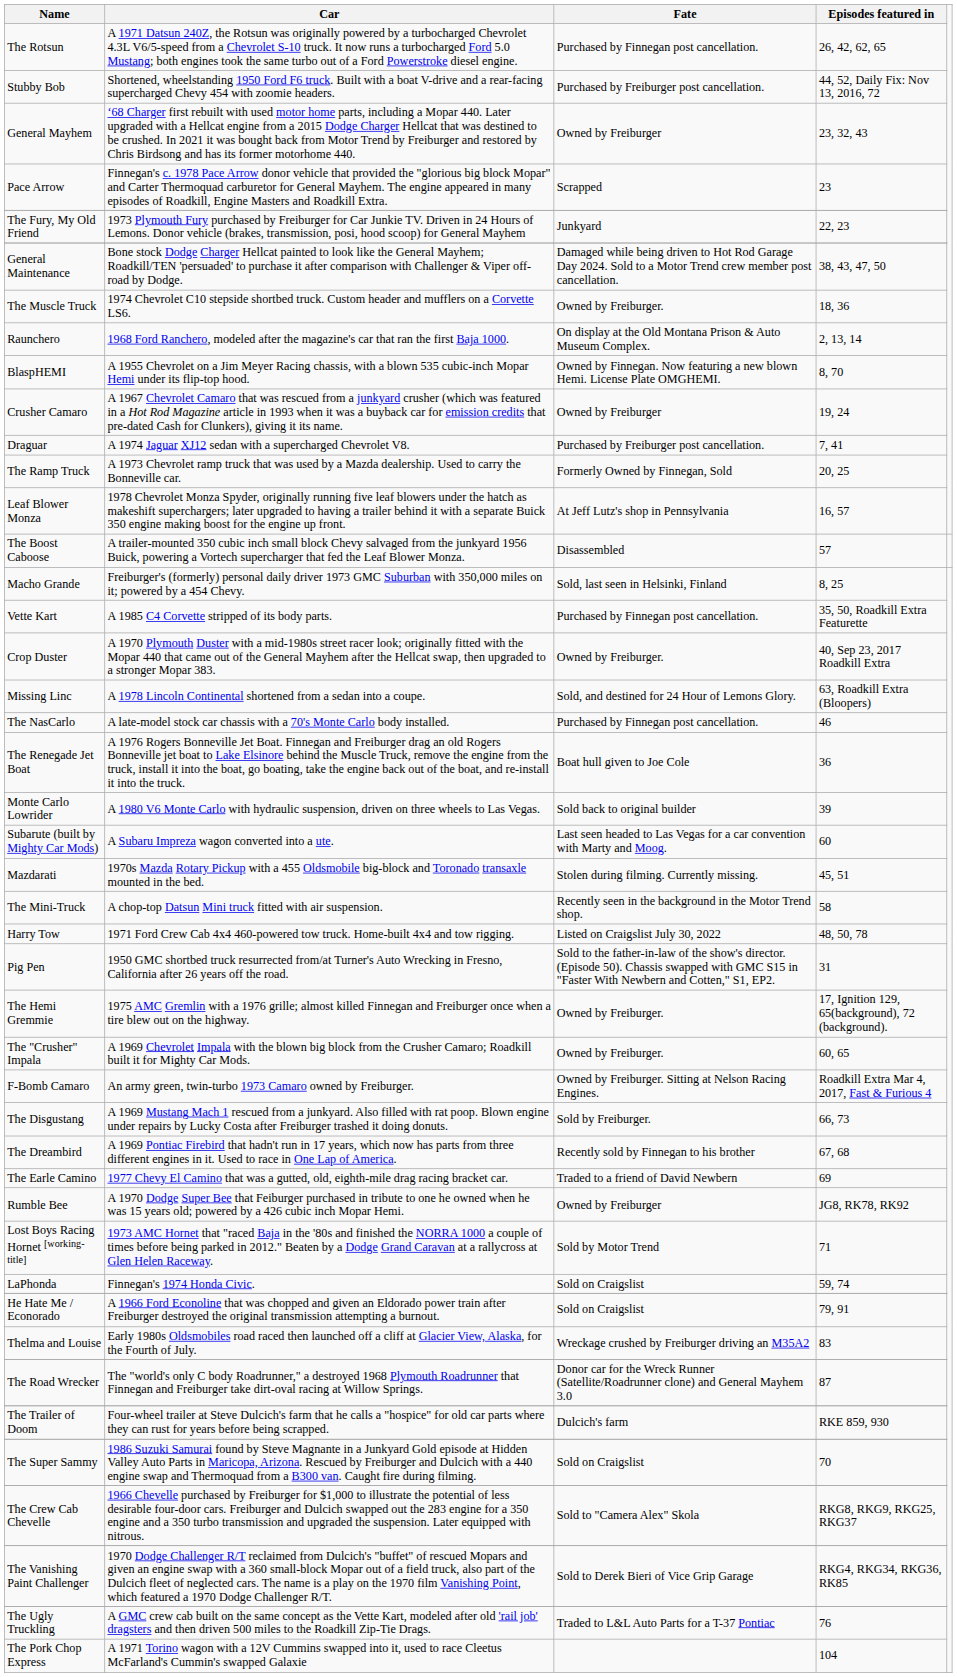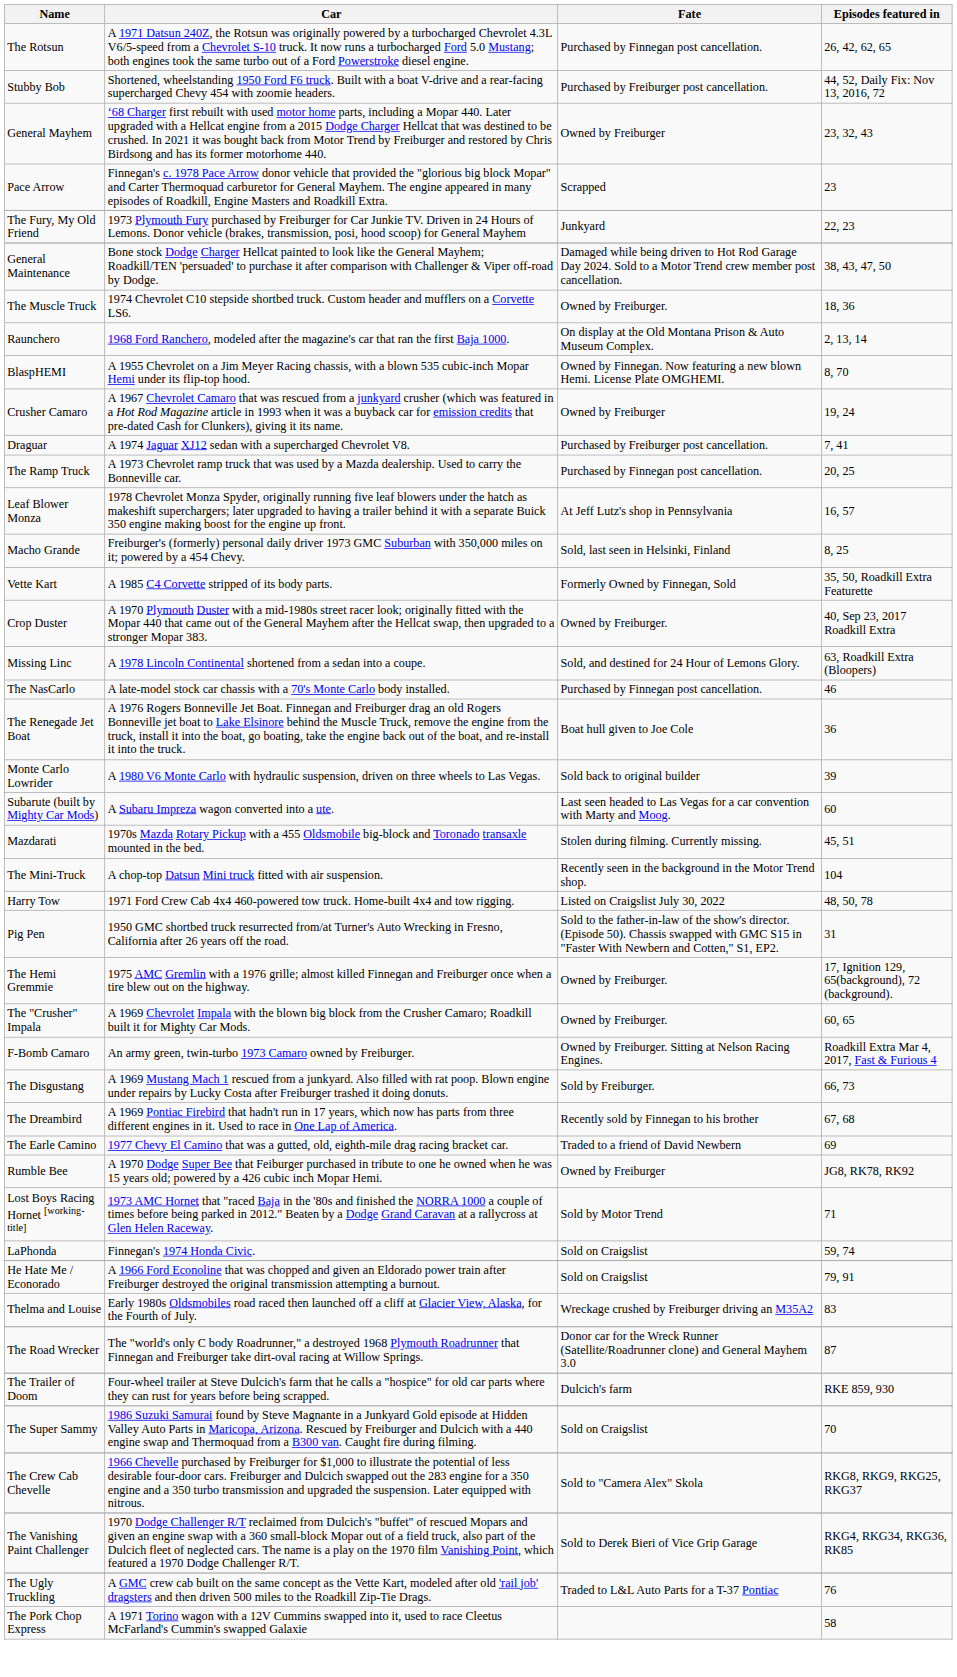(644, 471) Formerly Owned by Finnegan, Sold -> (661, 471) Purchased by Finnegan post cancellation.
- row: (32, 550)
(658, 616) Purchased by Finnegan post cancellation. -> (648, 583) Formerly Owned by Finnegan, Sold
(825, 907) 58 -> (833, 874) 104
(828, 1655) 104 -> (830, 1622) 58
